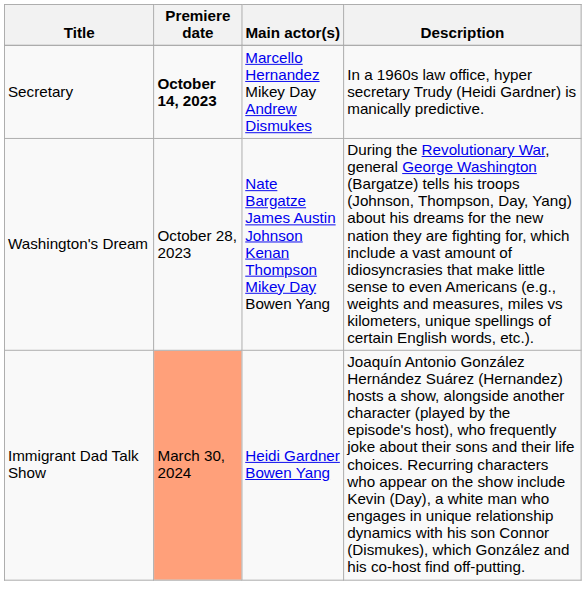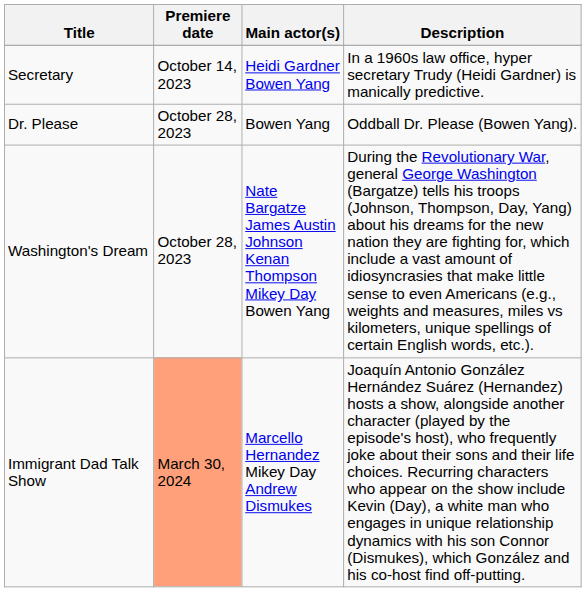(187, 91) bold -> (197, 74) normal
(282, 91) Marcello Hernandez Mikey Day Andrew Dismukes -> (293, 74) Heidi Gardner Bowen Yang
+ row: (43, 124)
(293, 465) Heidi Gardner Bowen Yang -> (282, 472) Marcello Hernandez Mikey Day Andrew Dismukes
